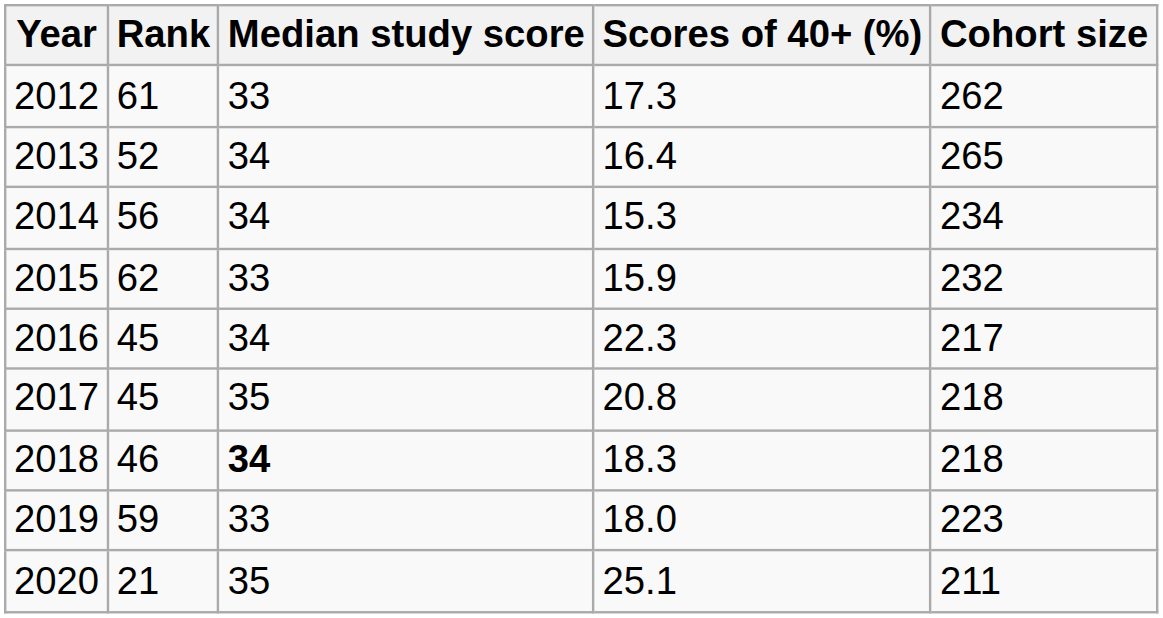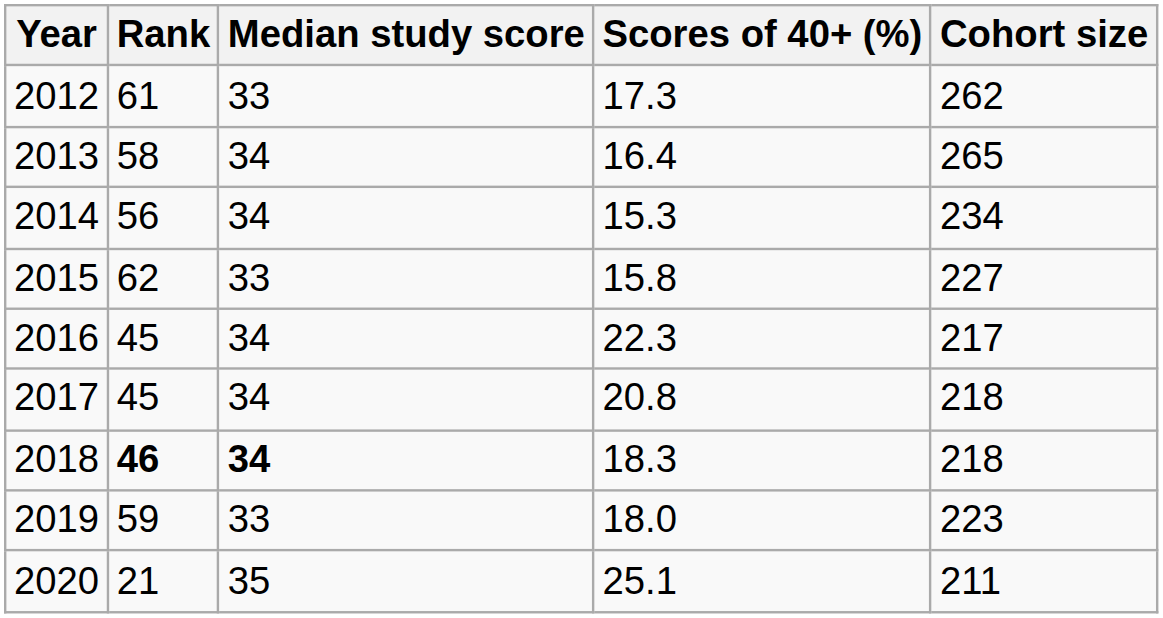(138, 156) 52 -> (138, 156) 58
(640, 277) 15.9 -> (640, 277) 15.8
(972, 277) 232 -> (972, 277) 227
(249, 398) 35 -> (249, 398) 34
(138, 459) normal -> (138, 459) bold
